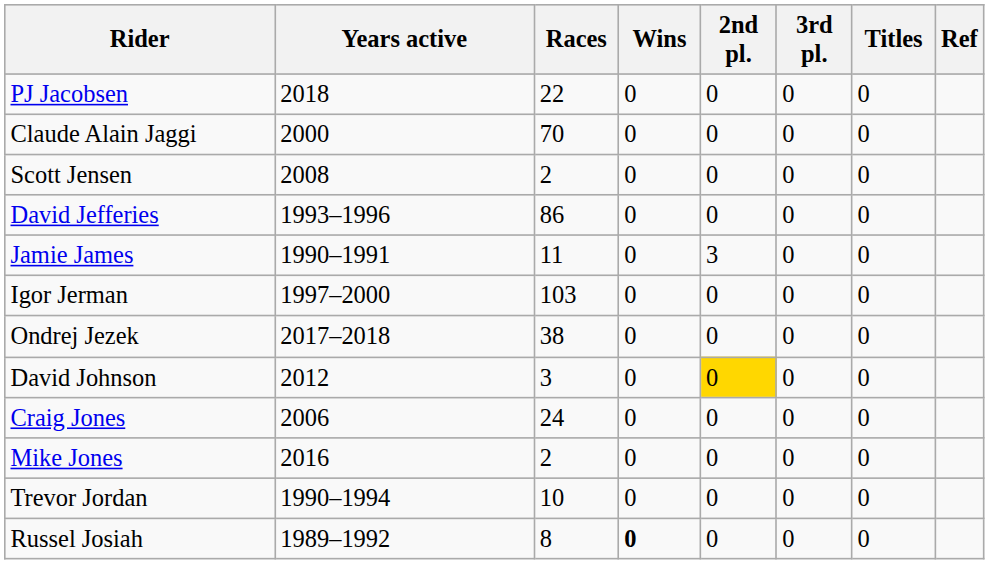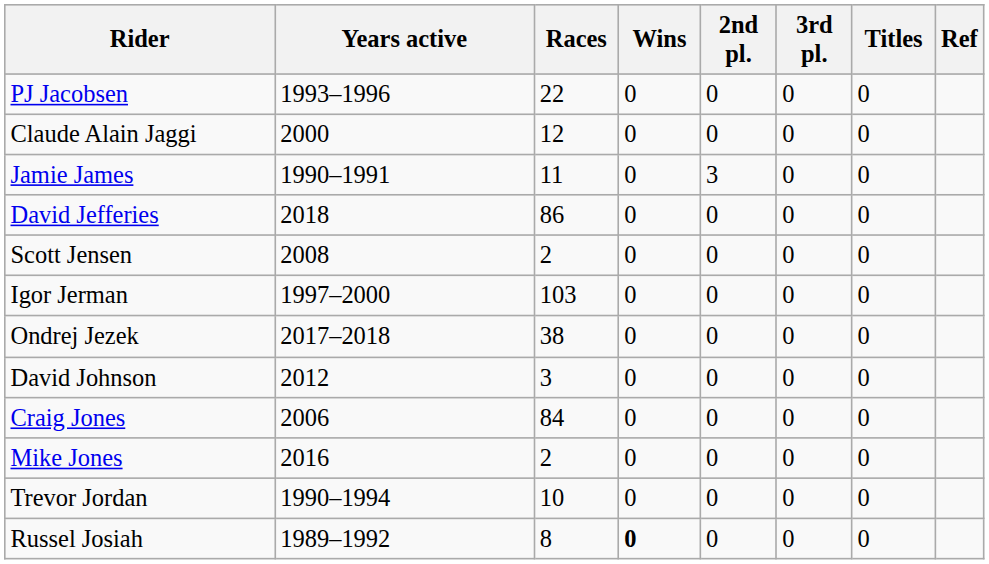(305, 94) 2018 -> (335, 94) 1993–1996
(552, 134) 70 -> (552, 134) 12
rows swapped: (72, 255) <-> (71, 174)
(335, 215) 1993–1996 -> (305, 215) 2018
(712, 376) gold background -> (712, 376) no background
(552, 416) 24 -> (552, 416) 84
